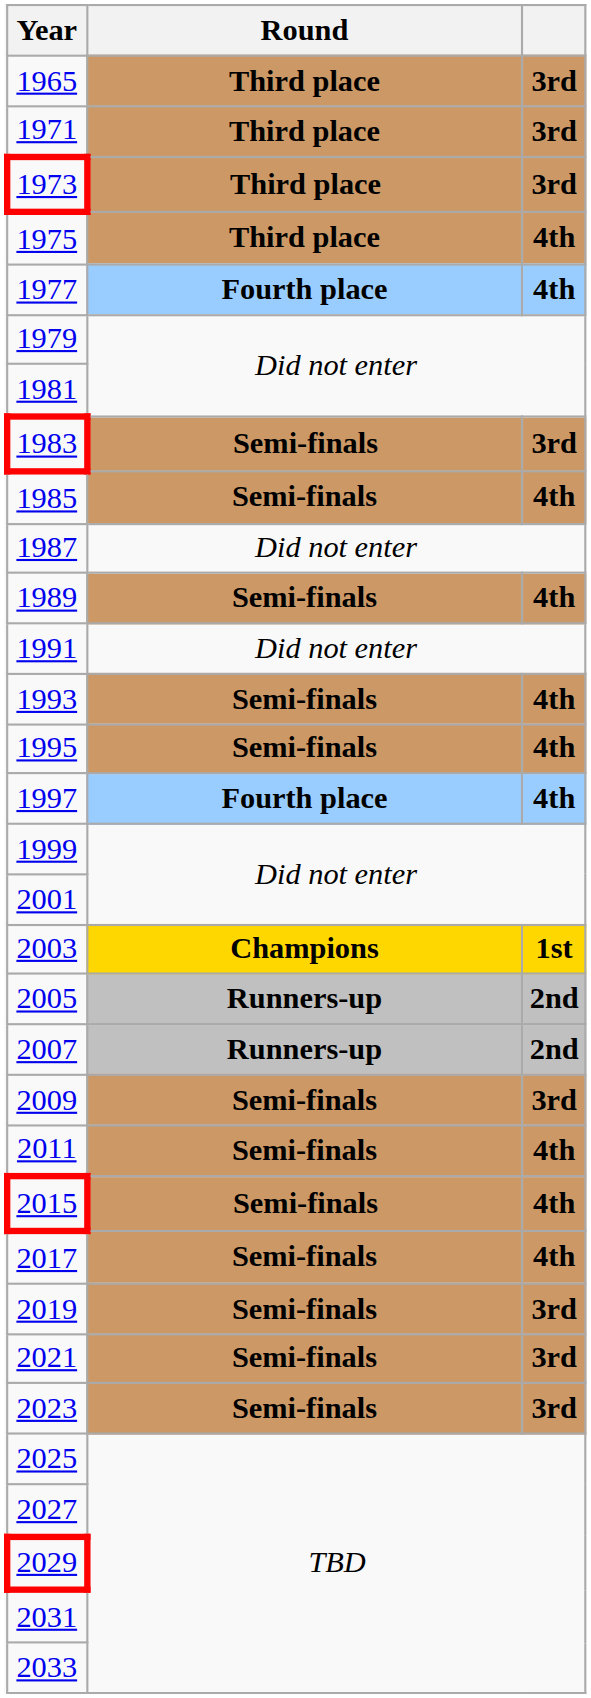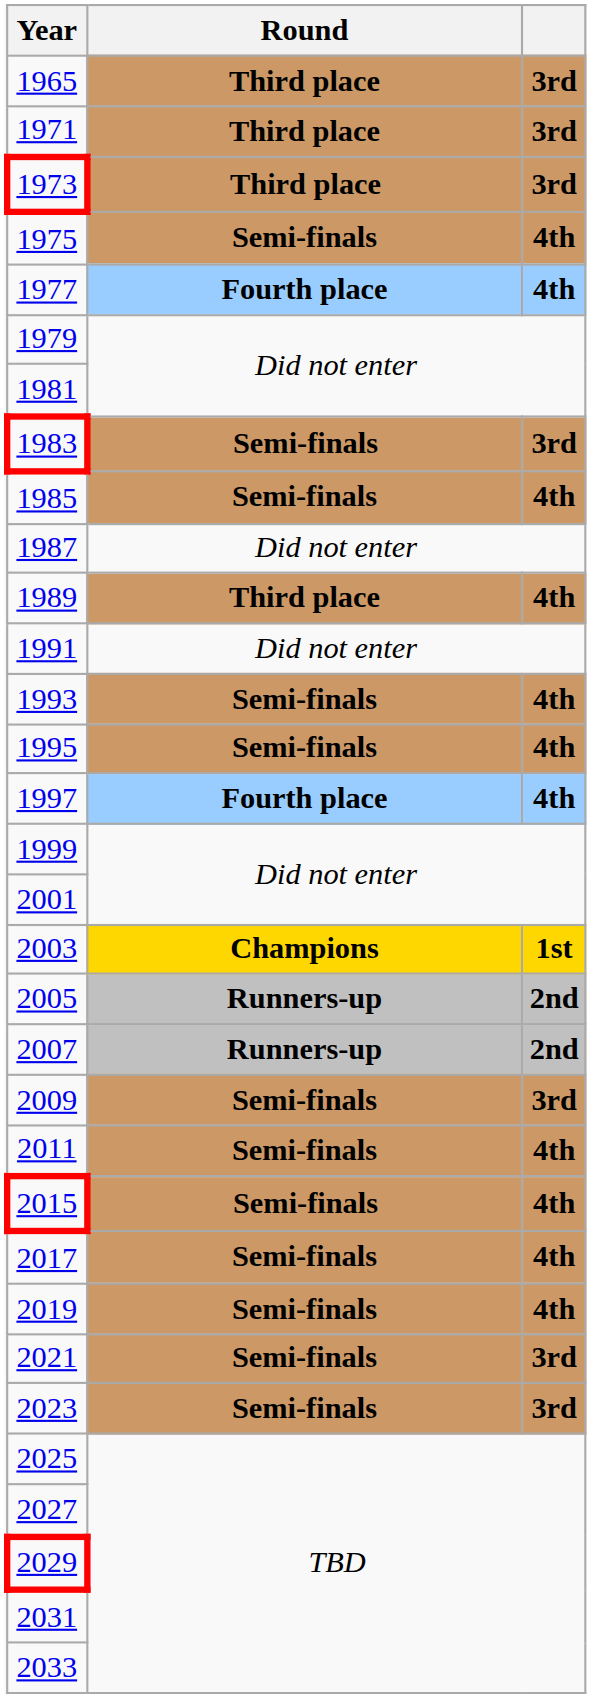(304, 237) Third place -> (304, 237) Semi-finals
(304, 598) Semi-finals -> (304, 598) Third place
(554, 1308) 3rd -> (554, 1308) 4th
